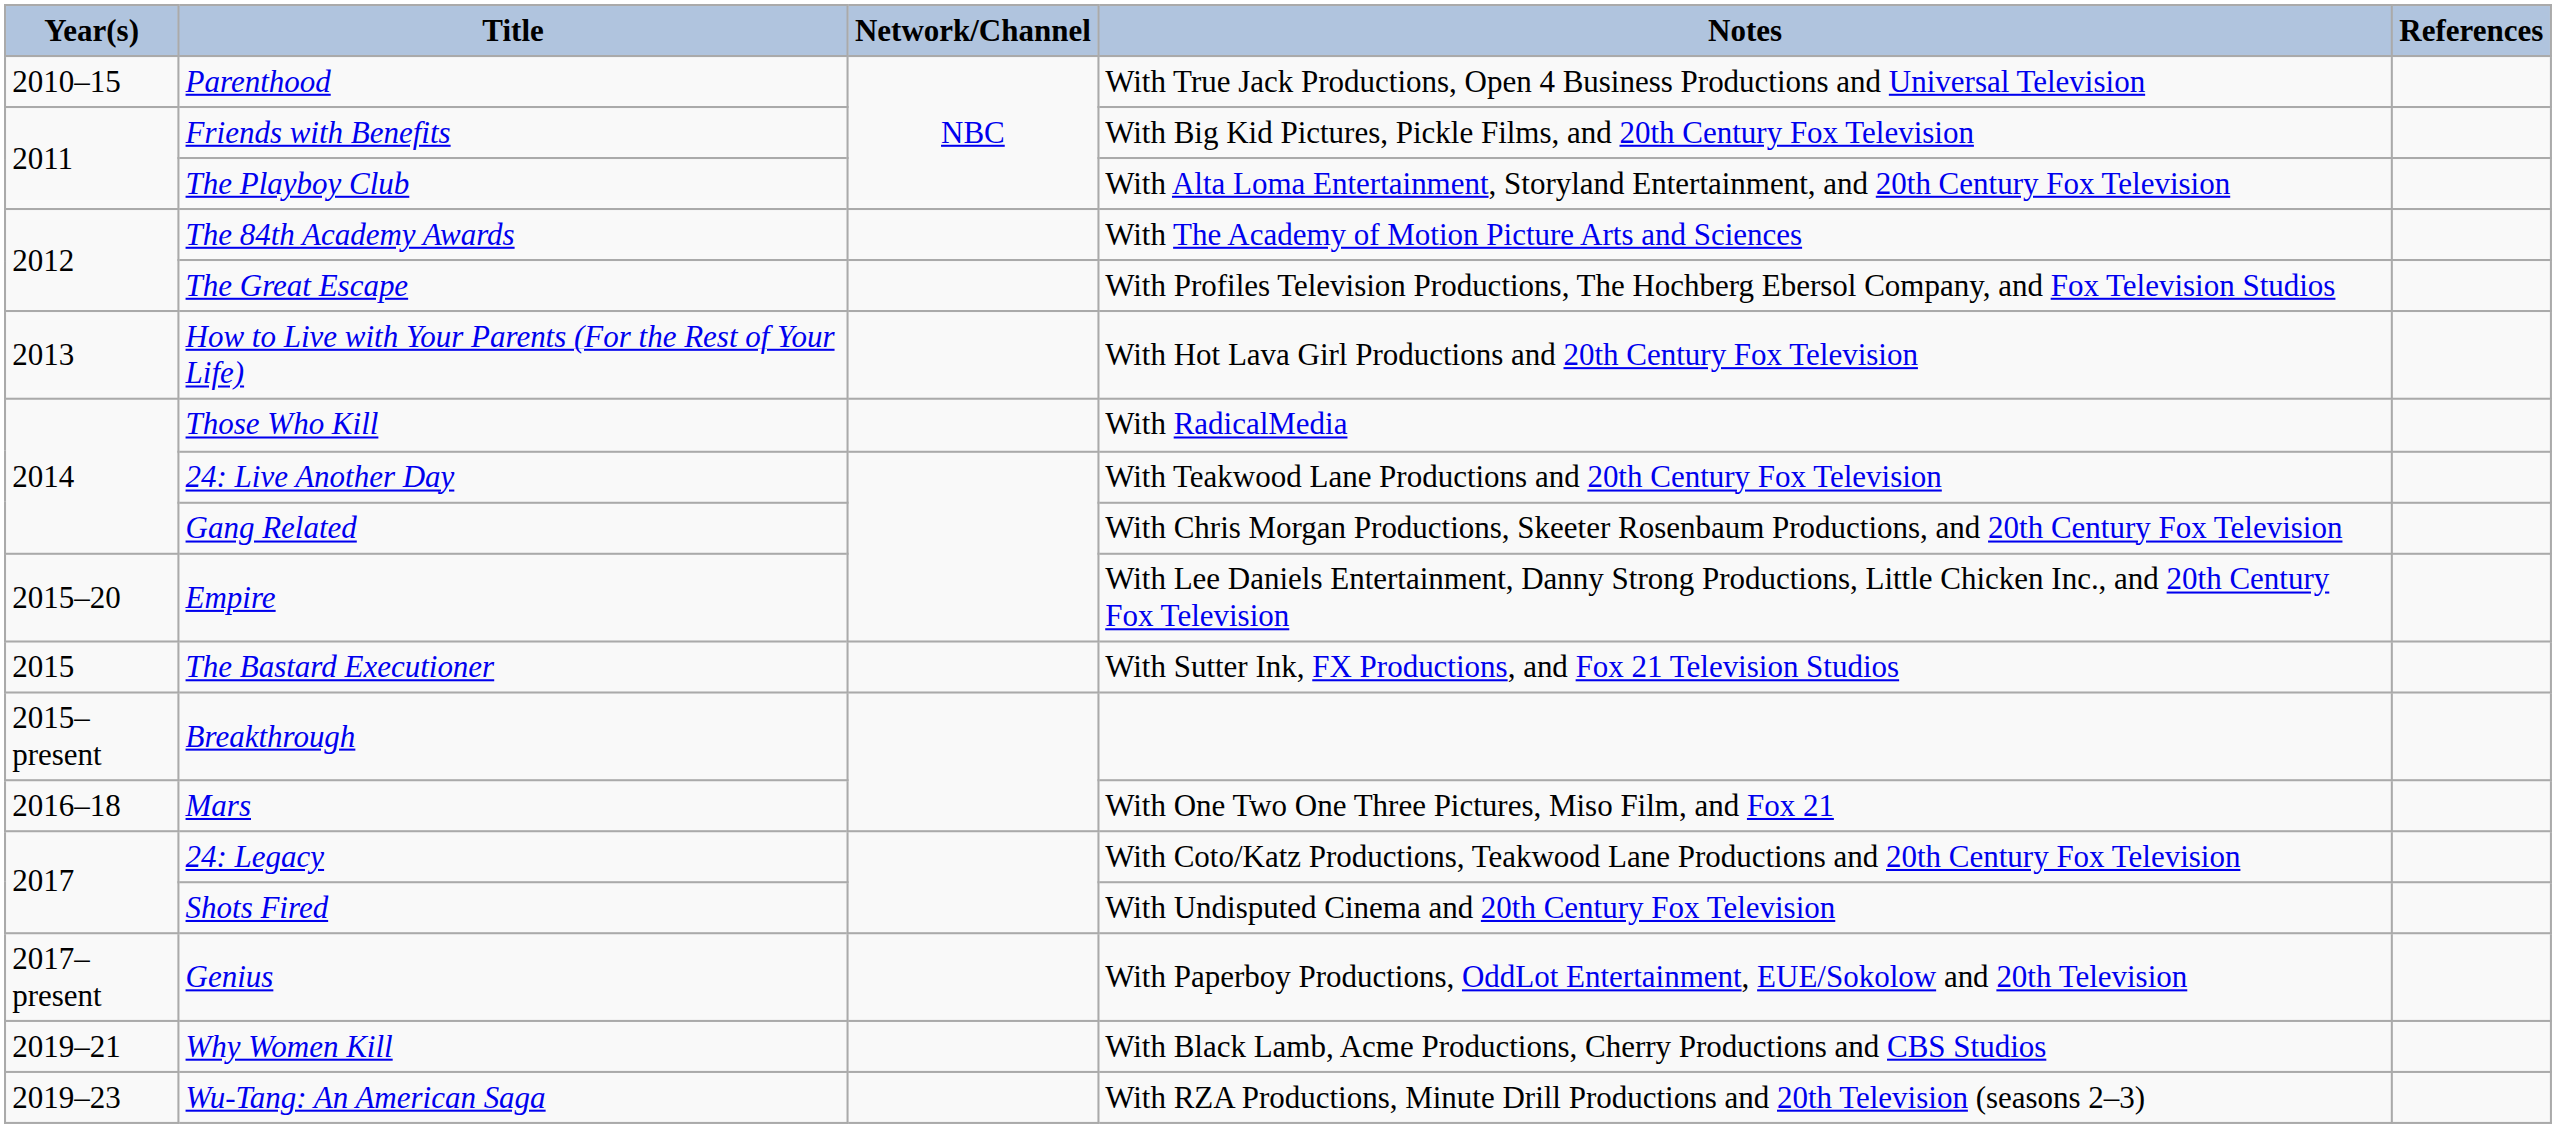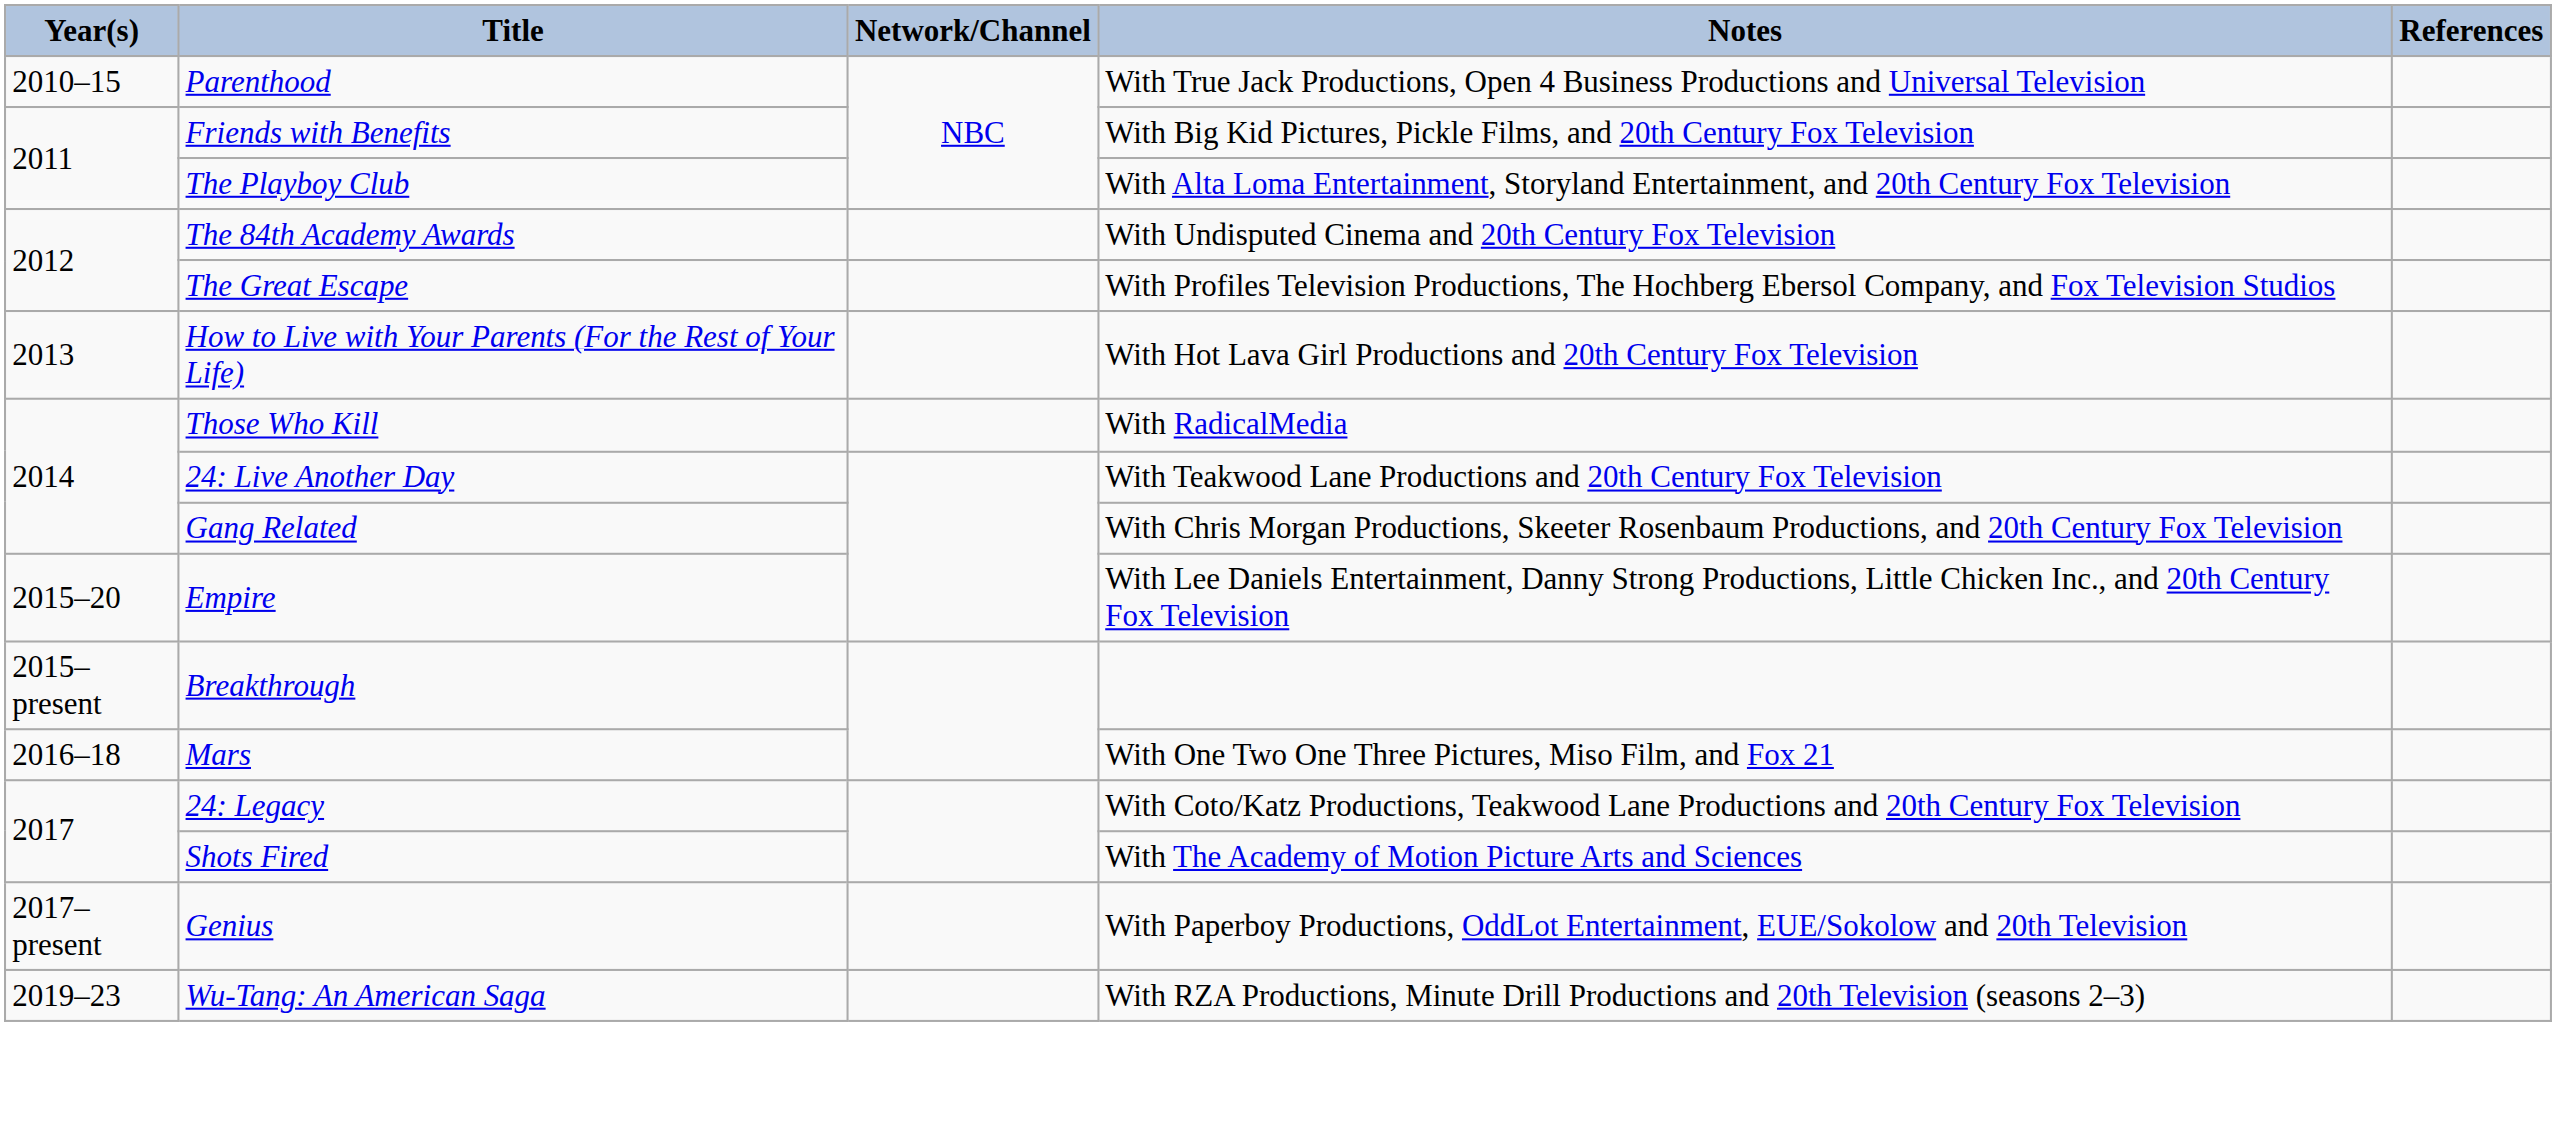(1454, 234) With The Academy of Motion Picture Arts and Sciences -> (1470, 234) With Undisputed Cinema and 20th Century Fox Television
- row: (340, 666)
(1470, 907) With Undisputed Cinema and 20th Century Fox Television -> (1454, 856) With The Academy of Motion Picture Arts and Sciences
- row: (289, 1046)
